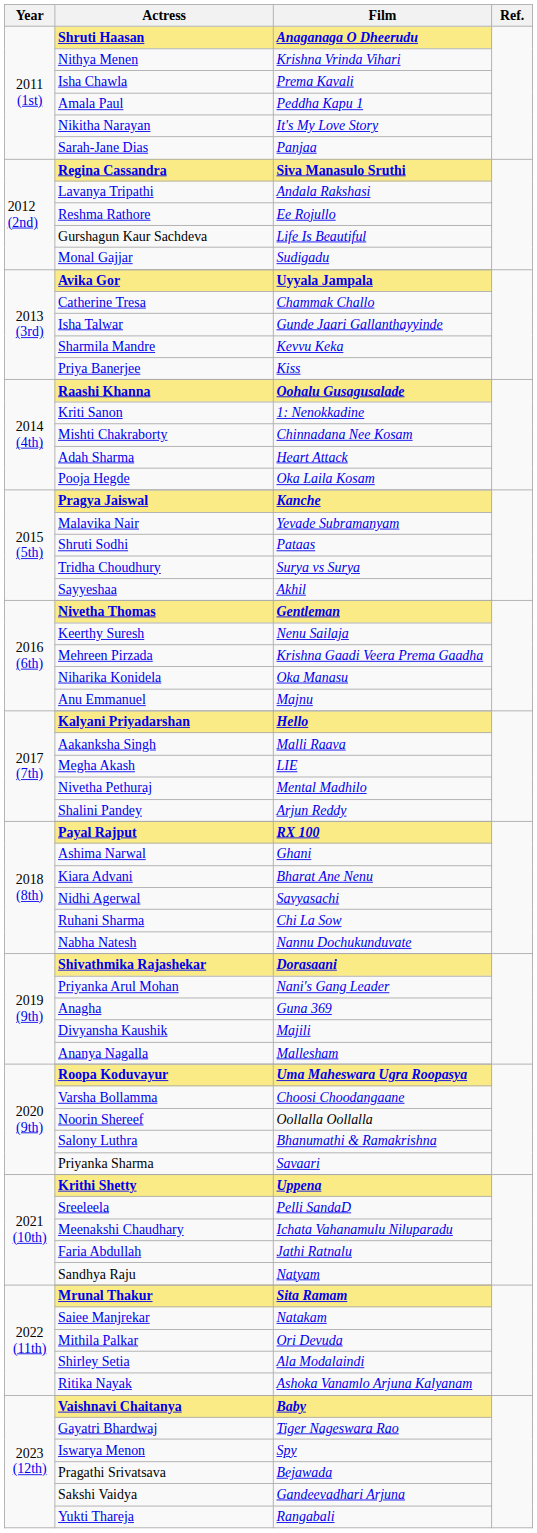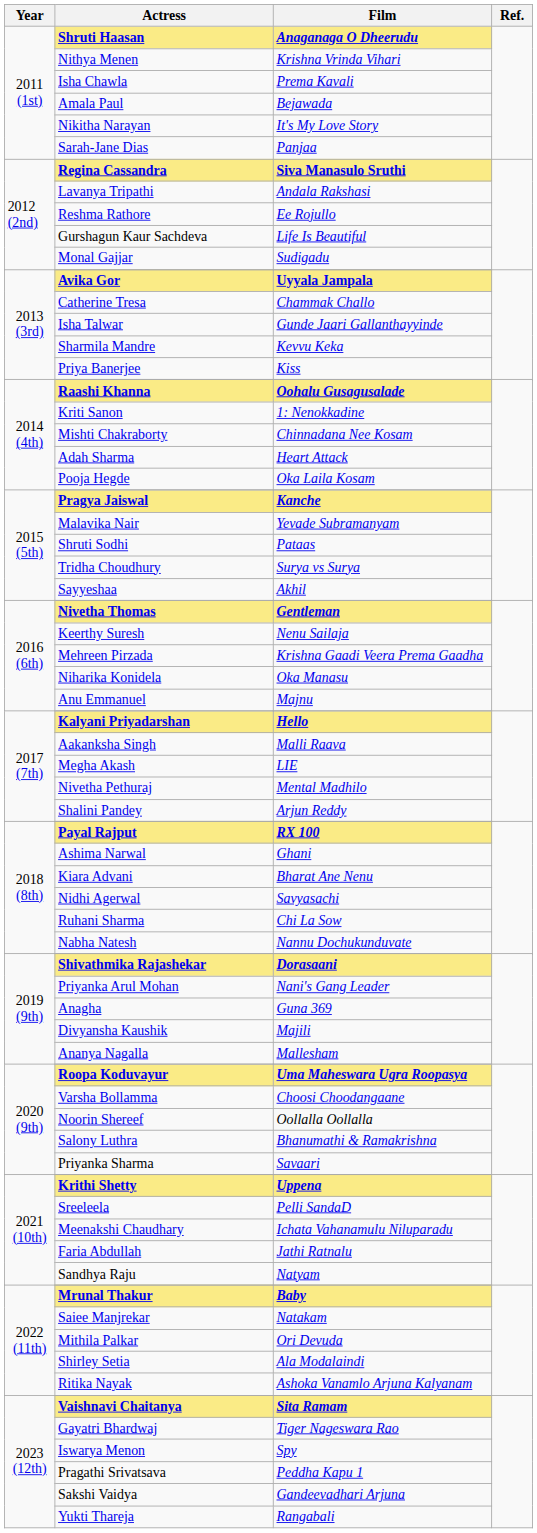(320, 103) Peddha Kapu 1 -> (304, 103) Bejawada
(312, 1295) Sita Ramam -> (291, 1295) Baby
(291, 1406) Baby -> (312, 1406) Sita Ramam
(304, 1472) Bejawada -> (320, 1472) Peddha Kapu 1
